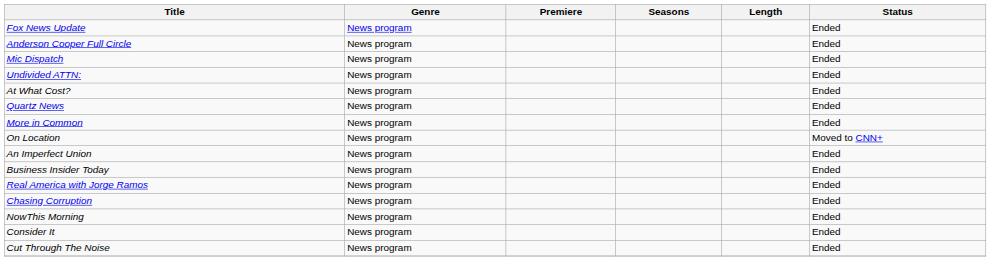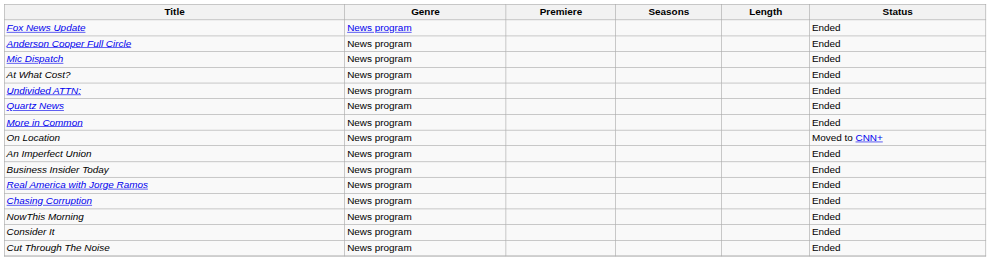rows swapped: (39, 91) <-> (44, 75)
